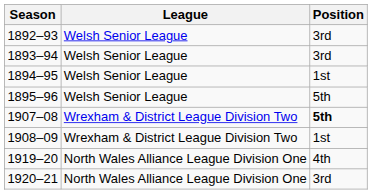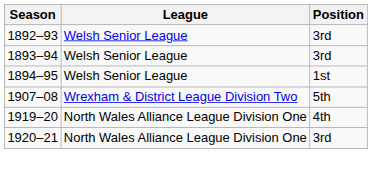- row: (33, 96)
(323, 117) bold -> (322, 96) normal
- row: (33, 138)
